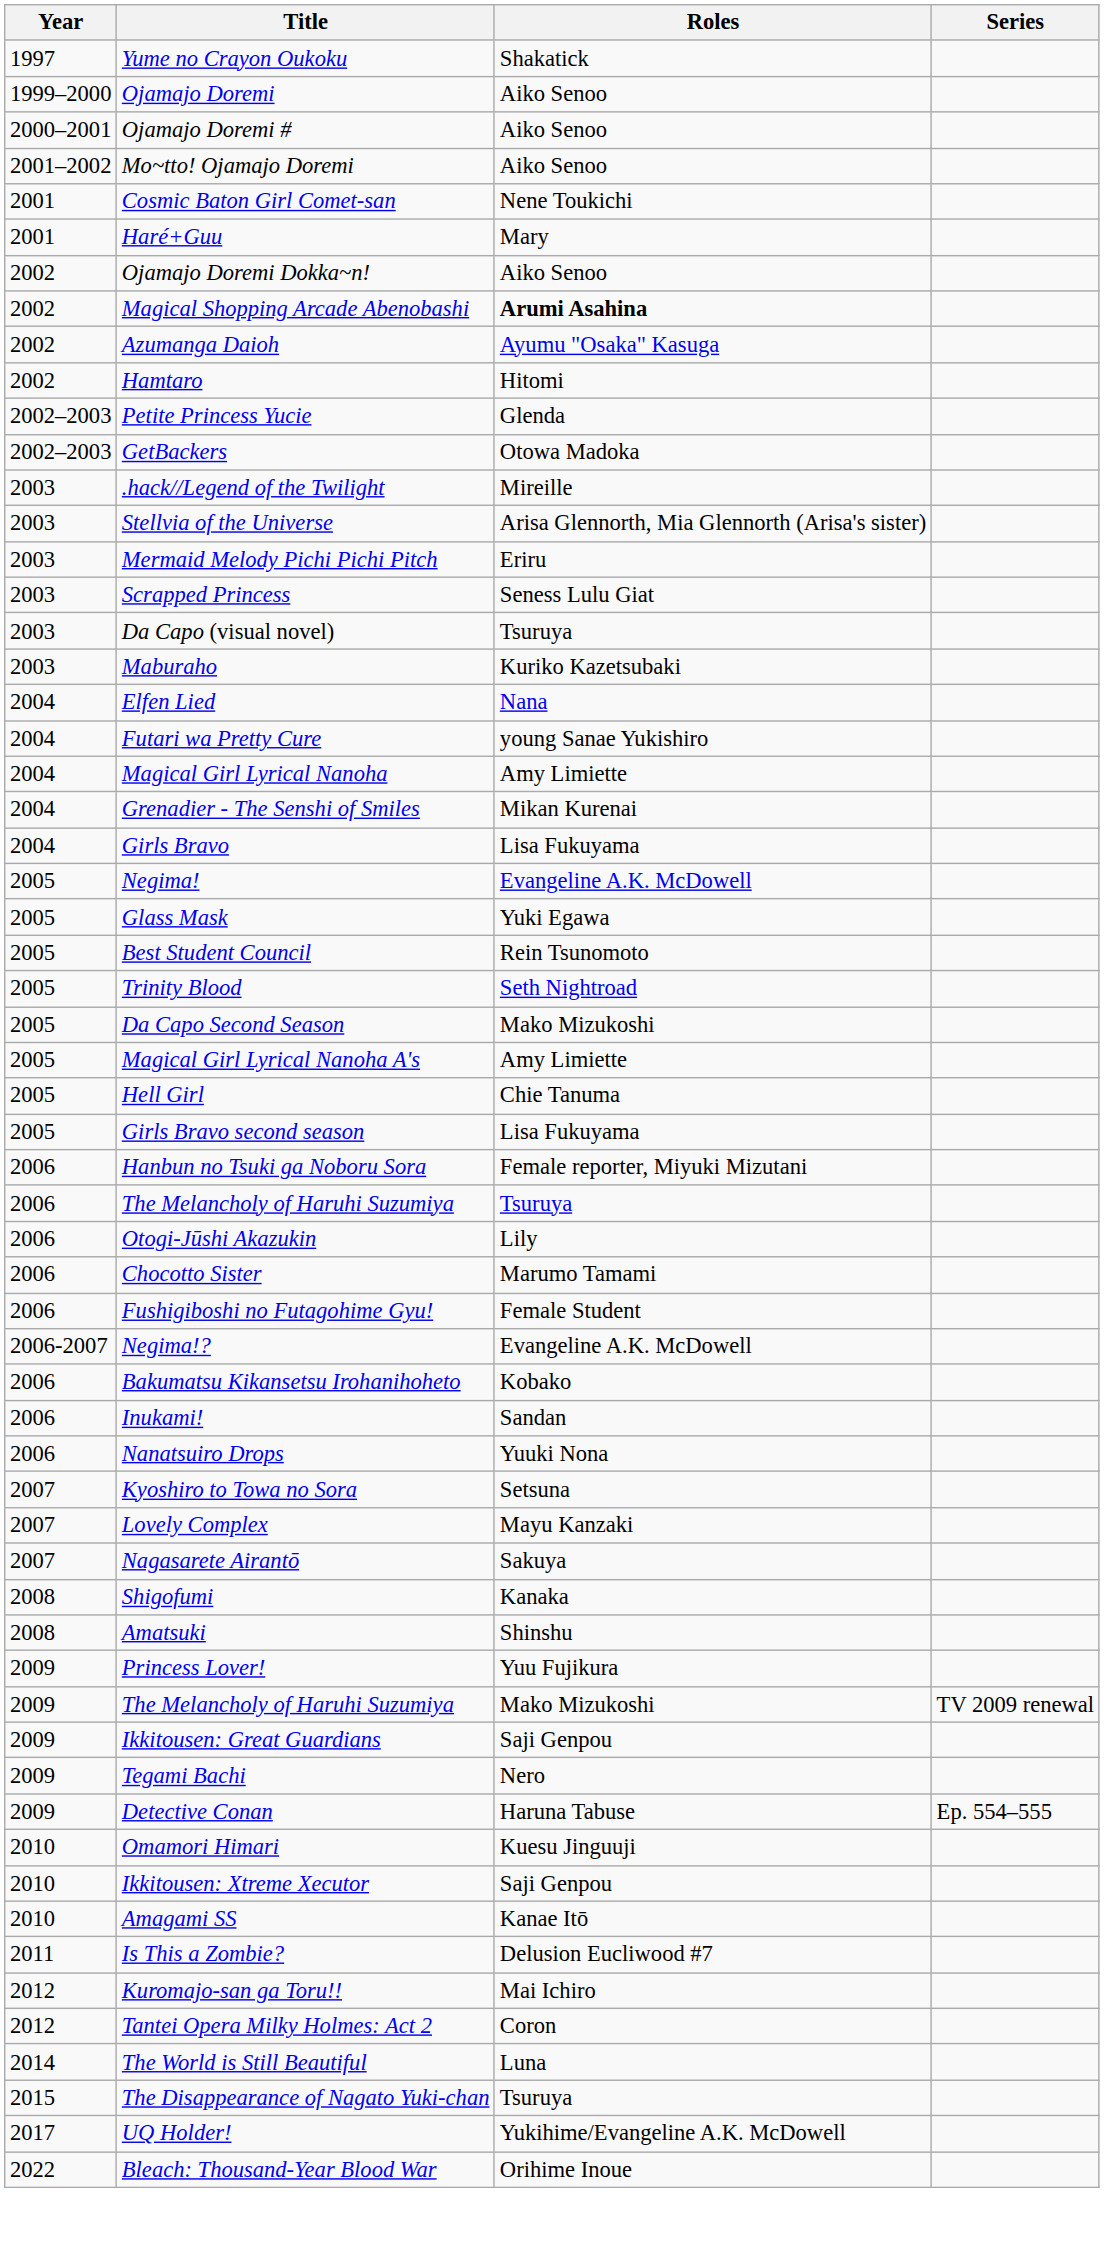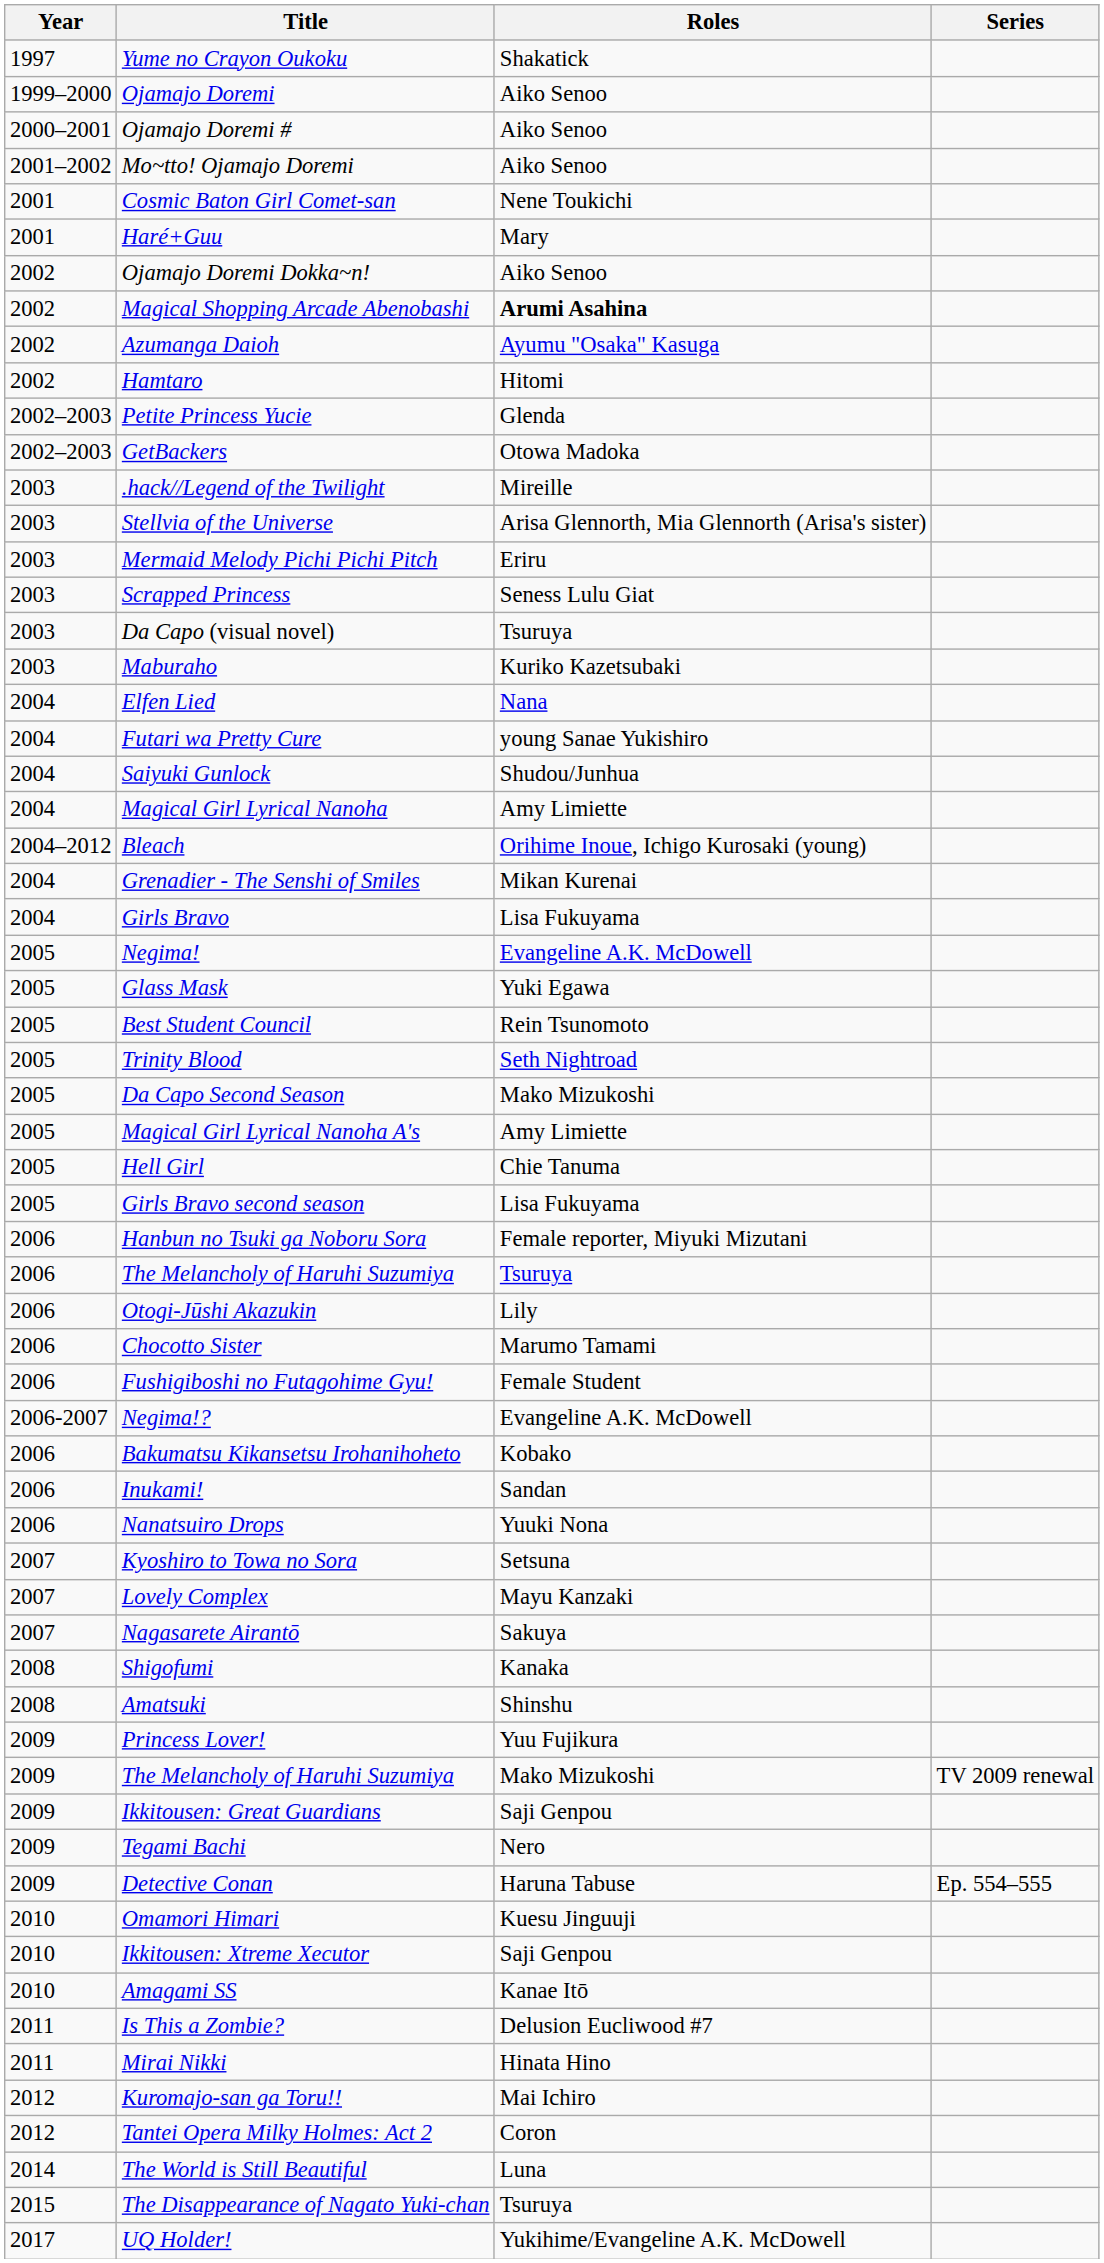+ row: (32, 773)
+ row: (61, 845)
+ row: (32, 2061)
- row: (32, 2169)
